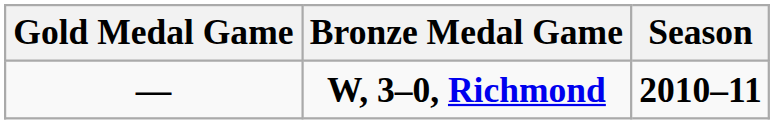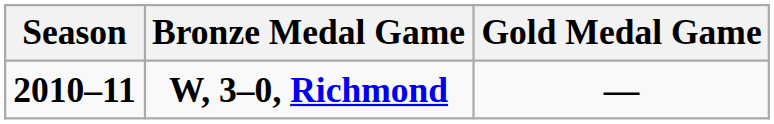columns swapped: (700, 32) <-> (153, 32)
